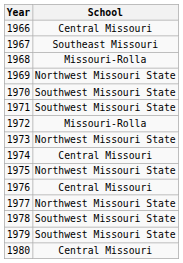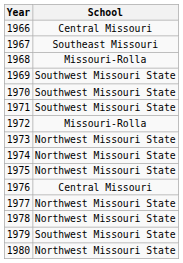(105, 76) Northwest Missouri State -> (105, 76) Southwest Missouri State
(105, 155) Central Missouri -> (105, 155) Northwest Missouri State
(105, 219) Southwest Missouri State -> (105, 219) Northwest Missouri State
(105, 251) Central Missouri -> (105, 251) Northwest Missouri State
